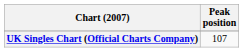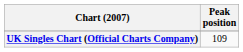(219, 39) 107 -> (219, 39) 109
